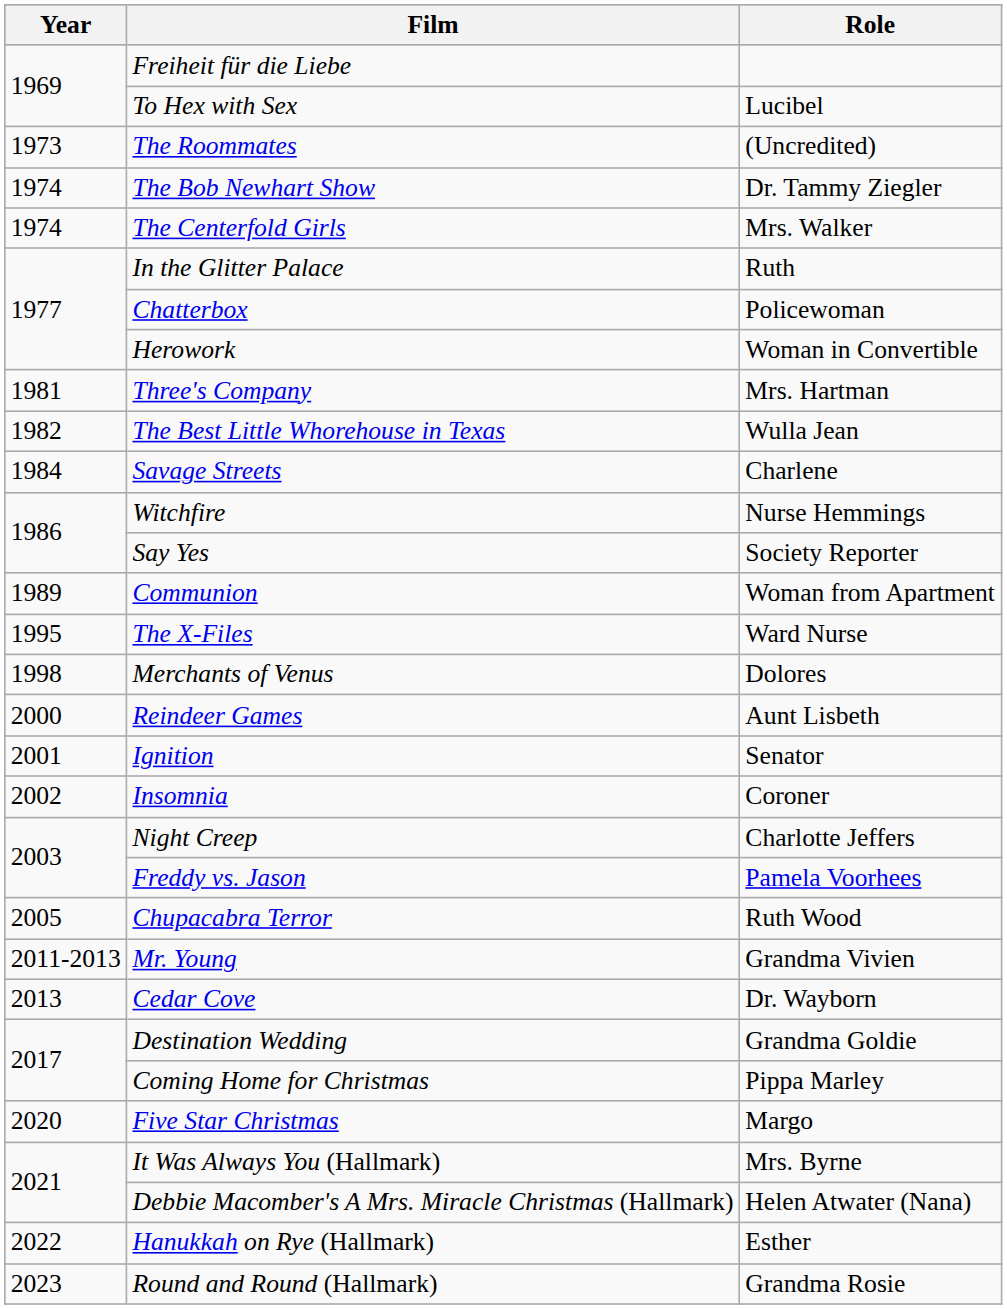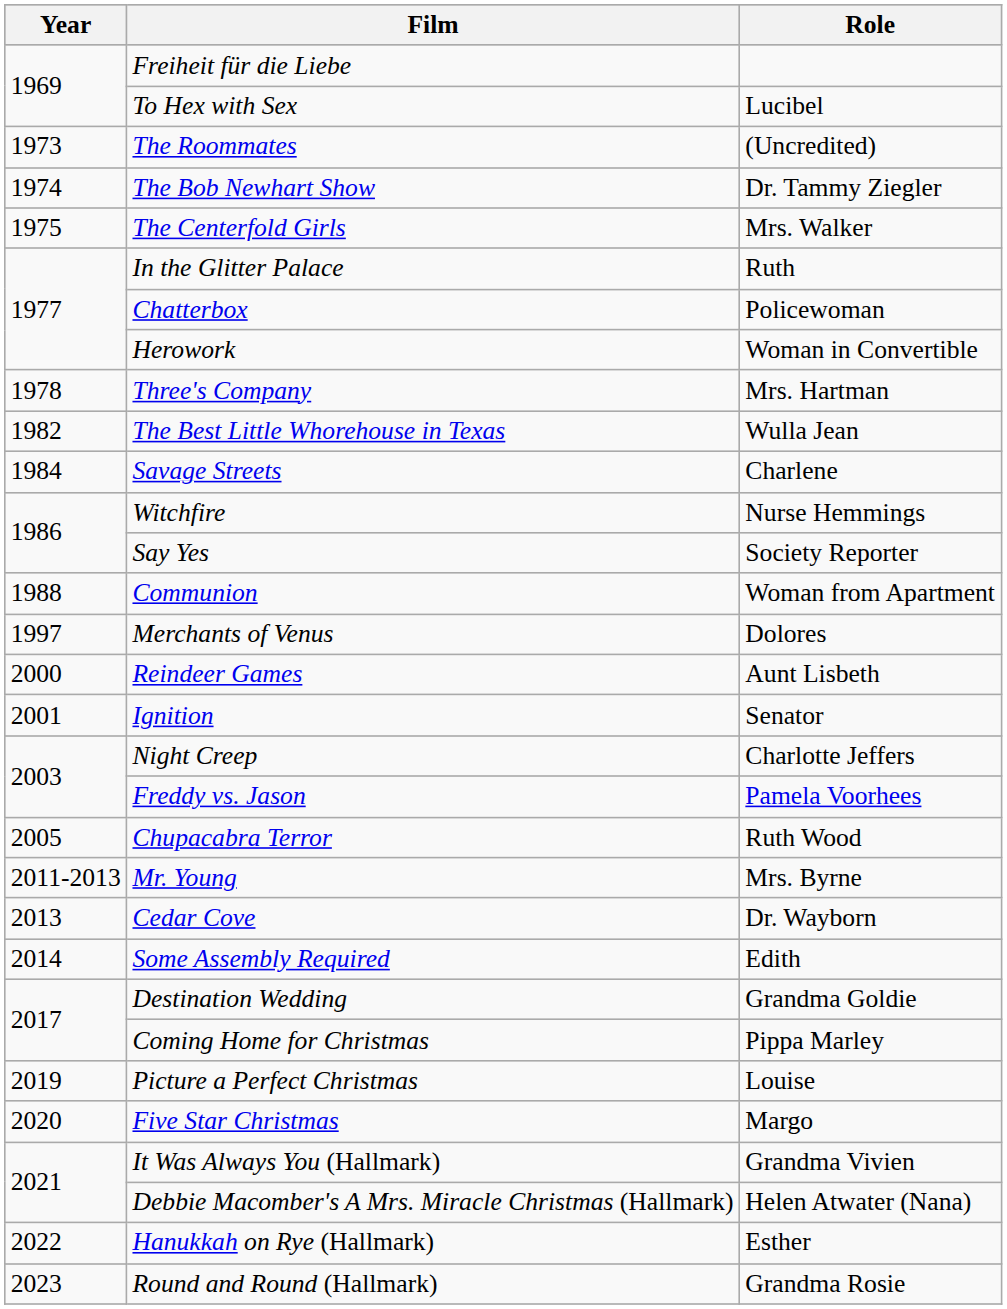(36, 227) 1974 -> (36, 227) 1975
(36, 390) 1981 -> (36, 390) 1978
(36, 593) 1989 -> (36, 593) 1988
- row: (193, 633)
(36, 674) 1998 -> (36, 633) 1997
- row: (180, 796)
(830, 958) Grandma Vivien -> (804, 877) Mrs. Byrne
+ row: (261, 958)
+ row: (275, 1080)
(804, 1161) Mrs. Byrne -> (830, 1161) Grandma Vivien
